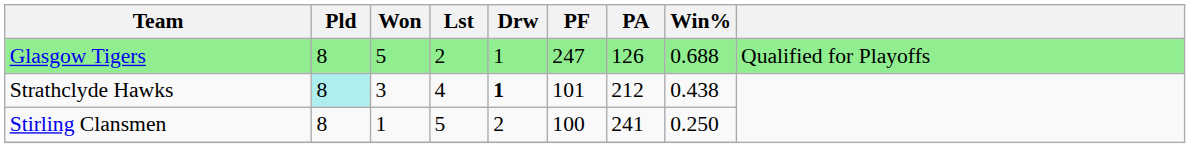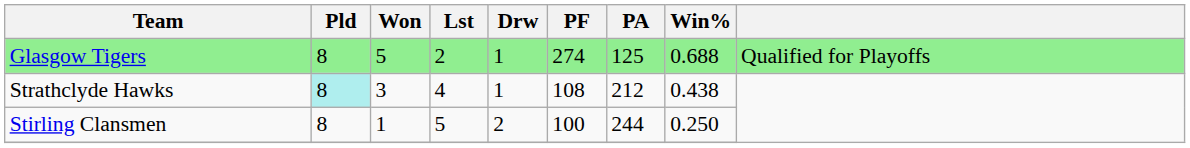(569, 55) 247 -> (569, 55) 274
(628, 55) 126 -> (628, 55) 125
(499, 90) bold -> (499, 90) normal
(569, 90) 101 -> (569, 90) 108
(628, 124) 241 -> (628, 124) 244
